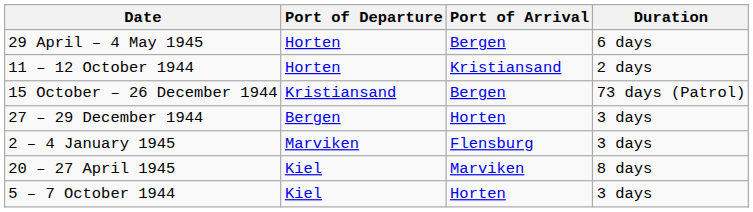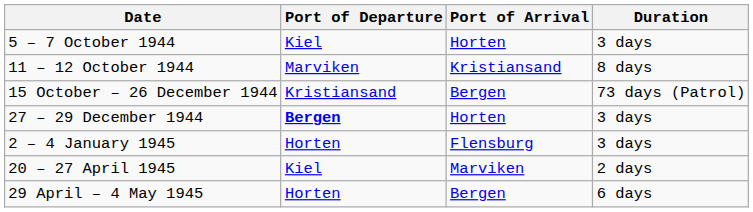rows swapped: (92, 194) <-> (106, 42)
(313, 68) Horten -> (322, 68) Marviken
(625, 68) 2 days -> (625, 68) 8 days
(313, 118) normal -> (313, 118) bold
(322, 143) Marviken -> (313, 143) Horten
(625, 168) 8 days -> (625, 168) 2 days
